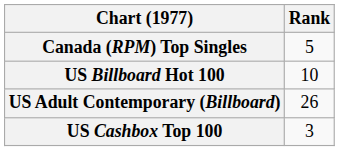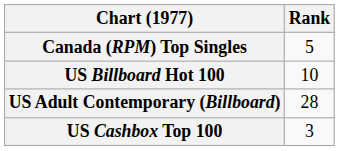(309, 103) 26 -> (309, 103) 28
